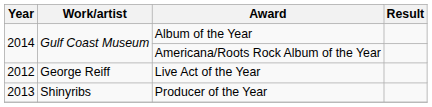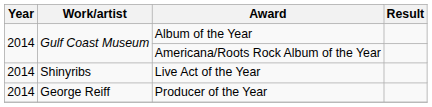(21, 72) 2012 -> (21, 72) 2014
(75, 72) George Reiff -> (66, 72) Shinyribs
(21, 92) 2013 -> (21, 92) 2014
(66, 92) Shinyribs -> (75, 92) George Reiff
